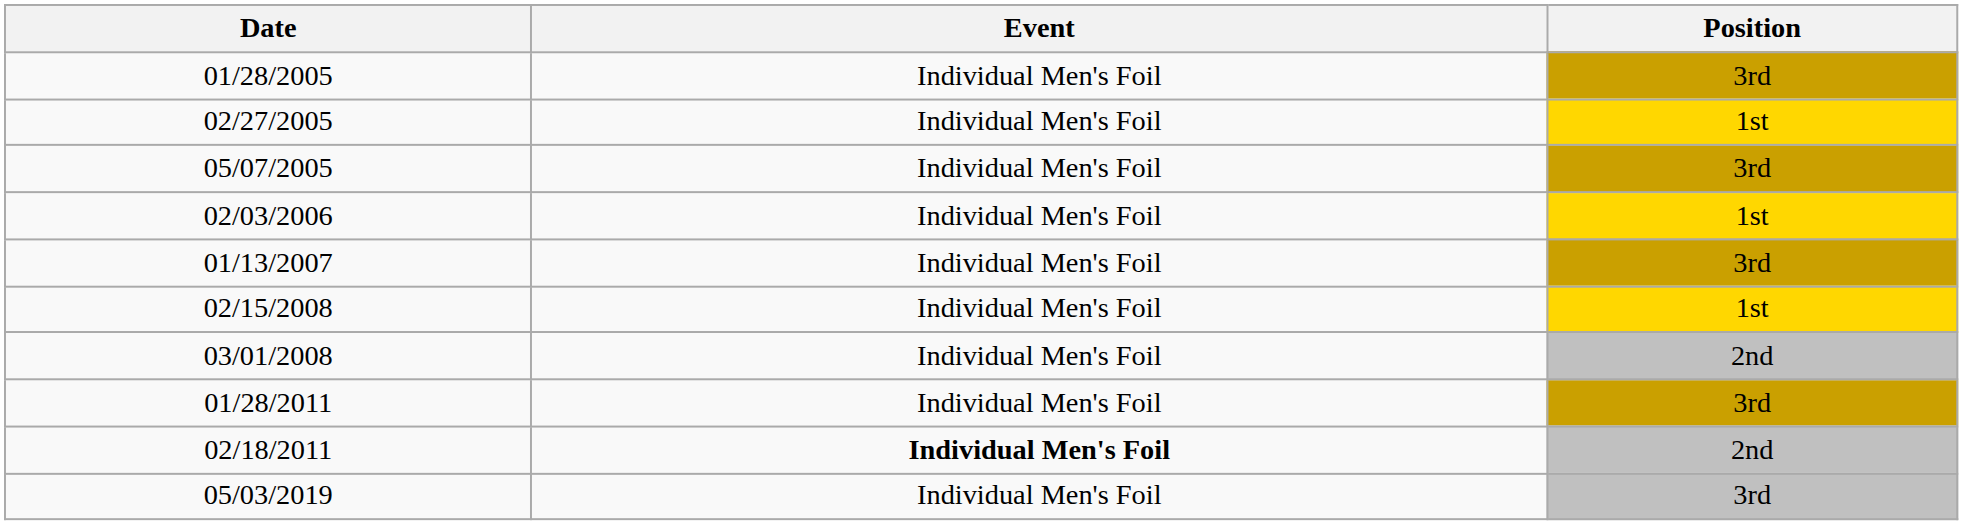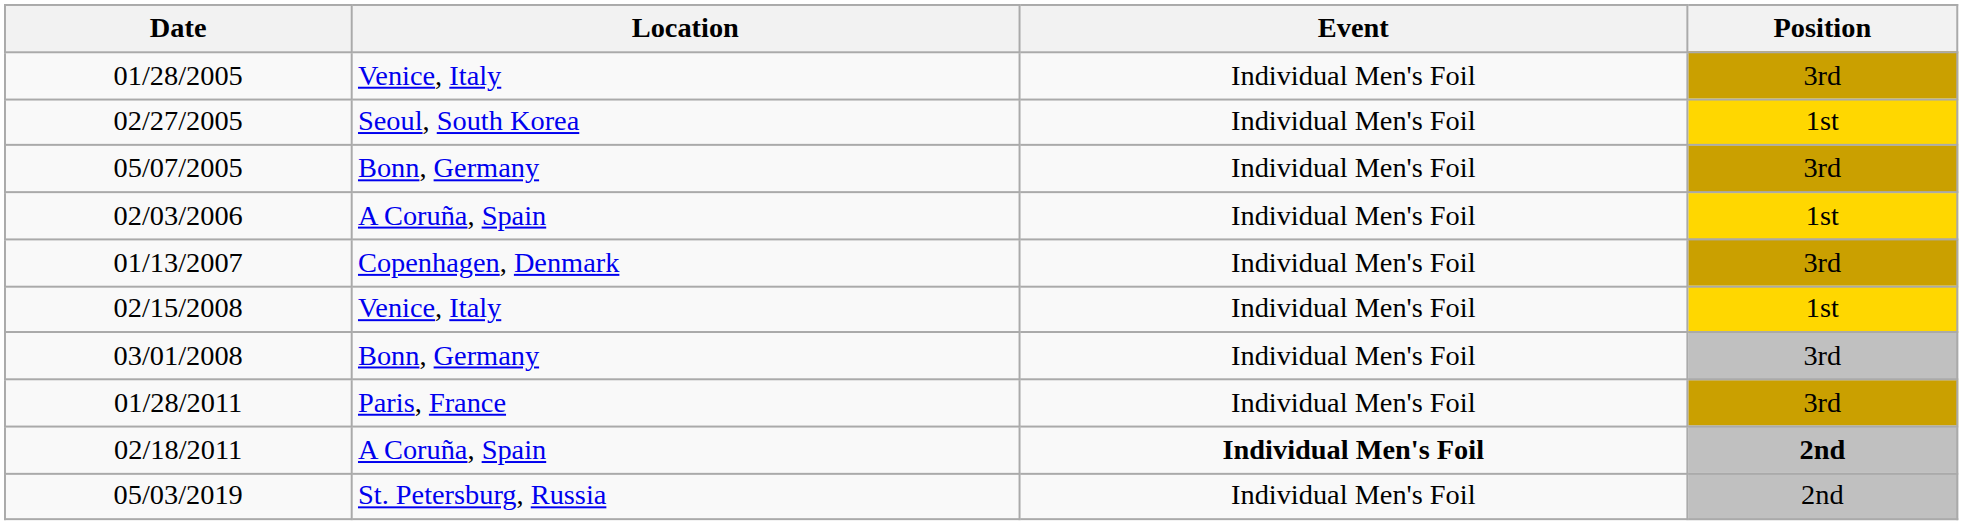+ column: (685, 28)
(1752, 355) 2nd -> (1822, 355) 3rd
(1752, 449) normal -> (1822, 449) bold
(1752, 496) 3rd -> (1822, 496) 2nd
